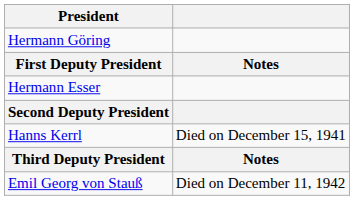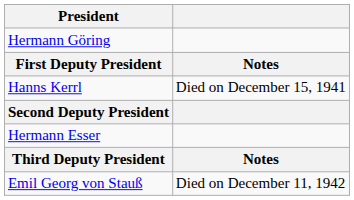rows swapped: (45, 135) <-> (54, 87)
